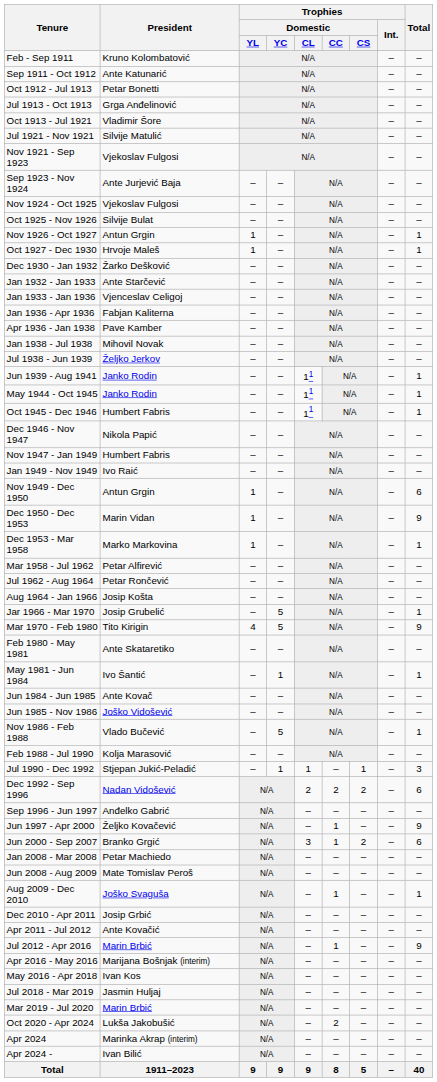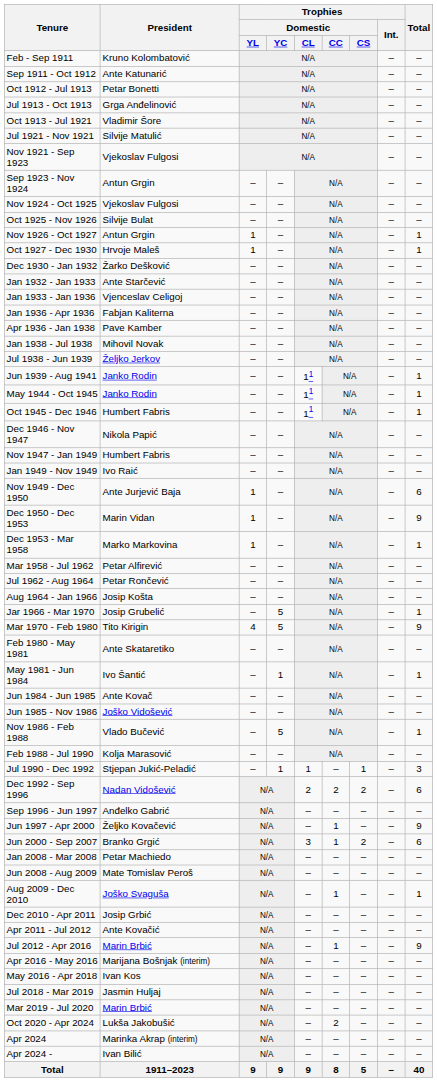(142, 183) Ante Jurjević Baja -> (129, 183) Antun Grgin
(129, 491) Antun Grgin -> (142, 491) Ante Jurjević Baja
